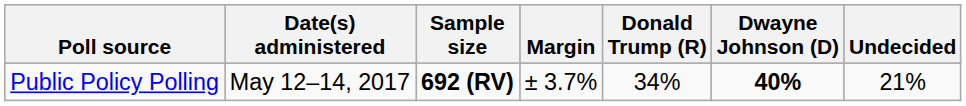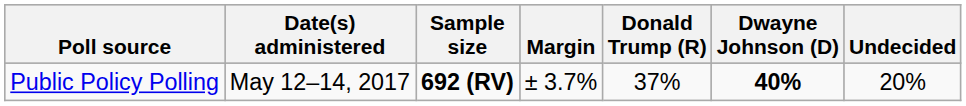(657, 82) 34% -> (657, 82) 37%
(903, 82) 21% -> (903, 82) 20%
